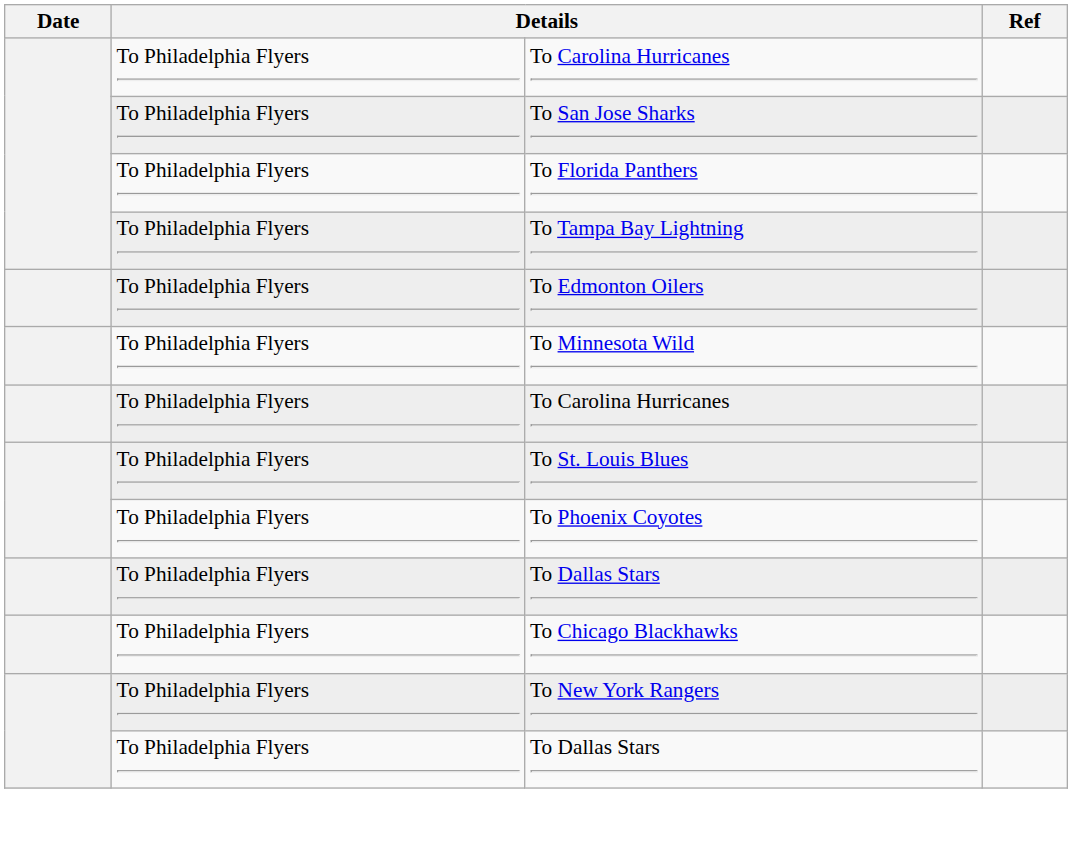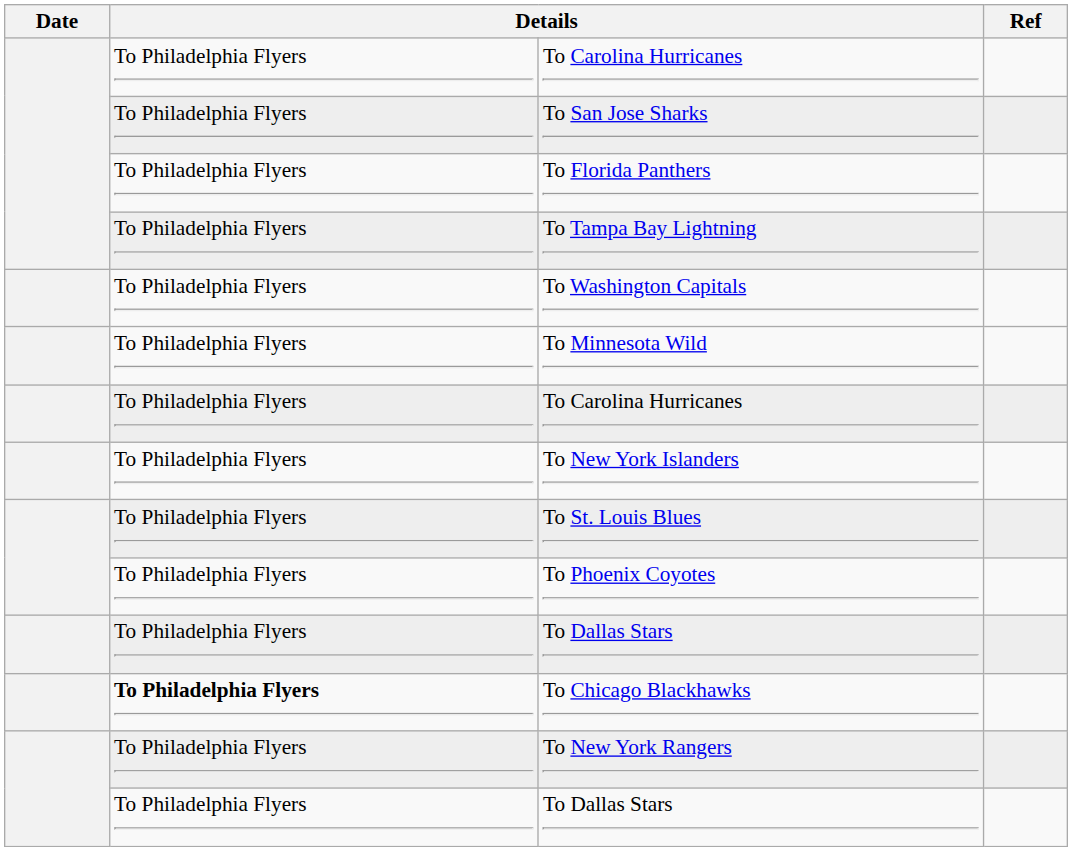+ row: (57, 298)
- row: (58, 298)
+ row: (57, 471)
(318, 639) normal -> (324, 697) bold
